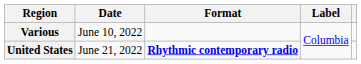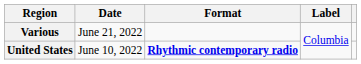(110, 31) June 10, 2022 -> (110, 31) June 21, 2022
(110, 50) June 21, 2022 -> (110, 50) June 10, 2022
